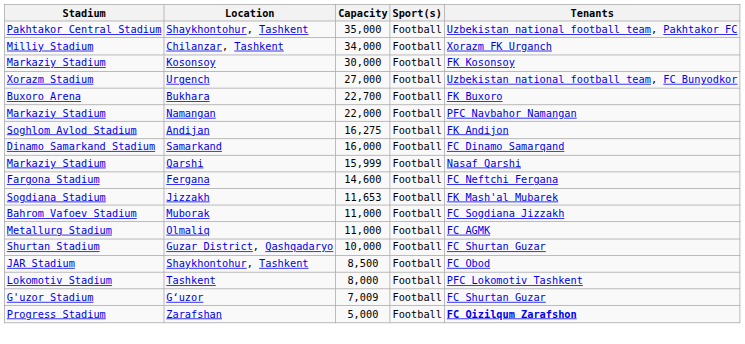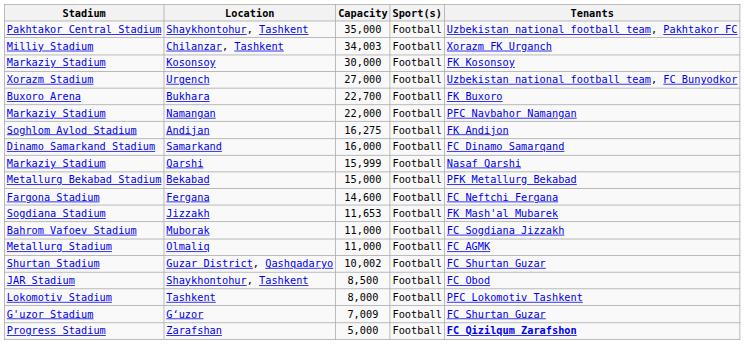(363, 46) 34,000 -> (363, 46) 34,003
+ row: (84, 180)
(363, 247) 10,000 -> (363, 264) 10,002
